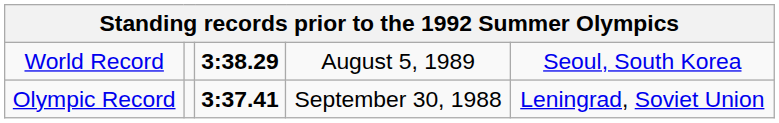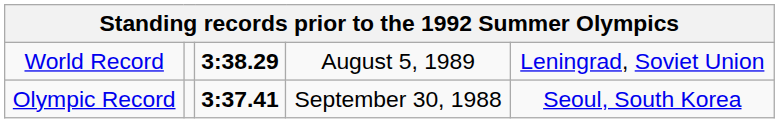(642, 60) Seoul, South Korea -> (642, 60) Leningrad, Soviet Union
(642, 98) Leningrad, Soviet Union -> (642, 98) Seoul, South Korea
